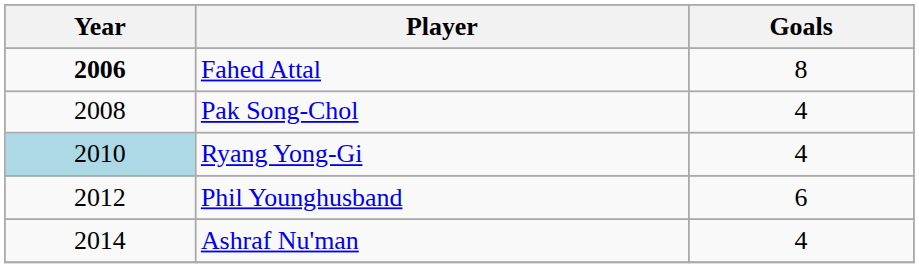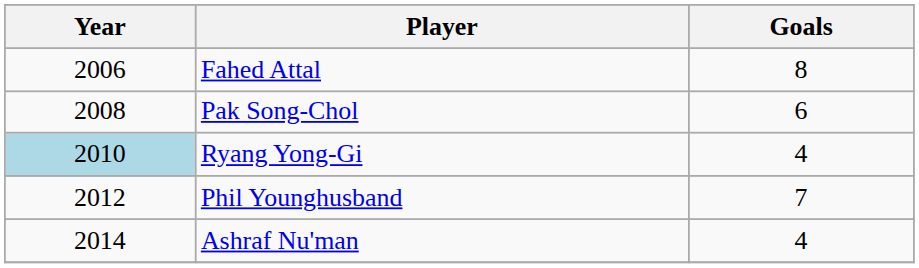(100, 69) bold -> (100, 69) normal
(801, 111) 4 -> (801, 111) 6
(801, 197) 6 -> (801, 197) 7
